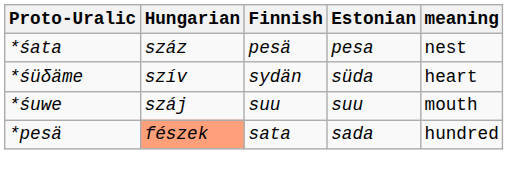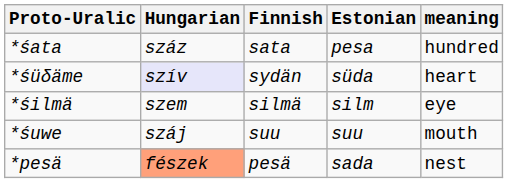(270, 48) pesä -> (270, 48) sata
(446, 48) nest -> (462, 48) hundred
(166, 77) no background -> (166, 77) lavender background
+ row: (41, 106)
(270, 134) sata -> (270, 163) pesä
(462, 134) hundred -> (446, 163) nest
